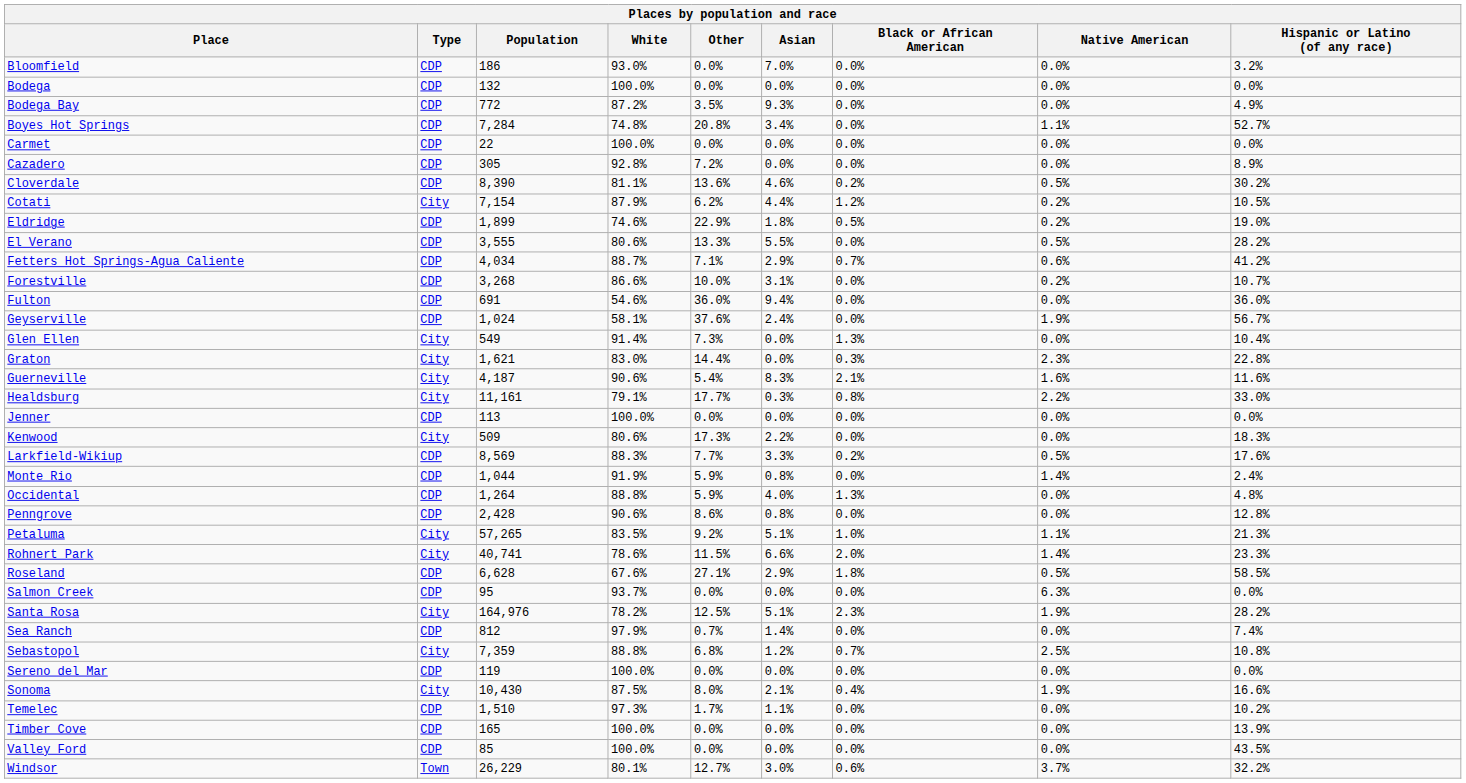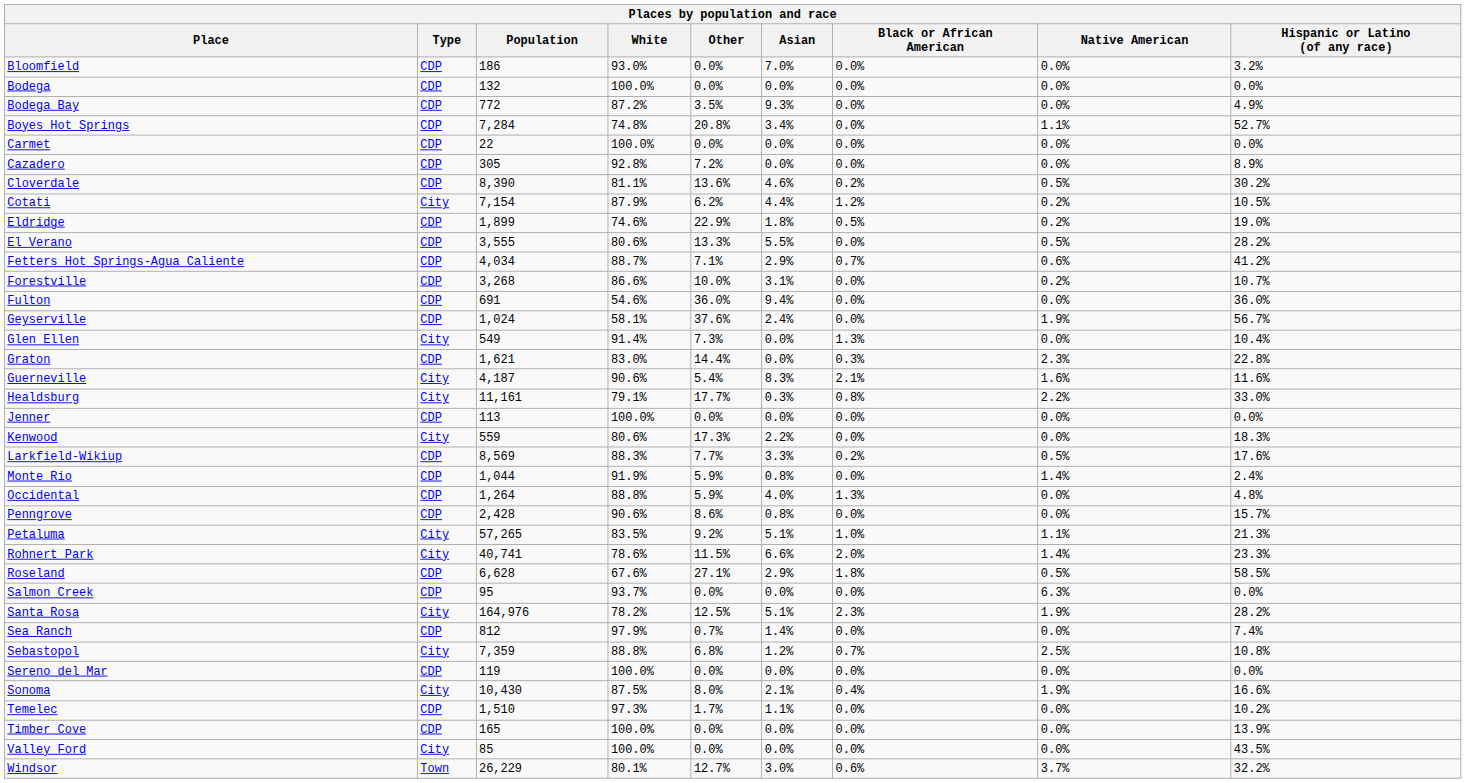(435, 359) City -> (431, 359) CDP
(490, 437) 509 -> (490, 437) 559
(1252, 515) 12.8% -> (1252, 515) 15.7%
(431, 749) CDP -> (435, 749) City
